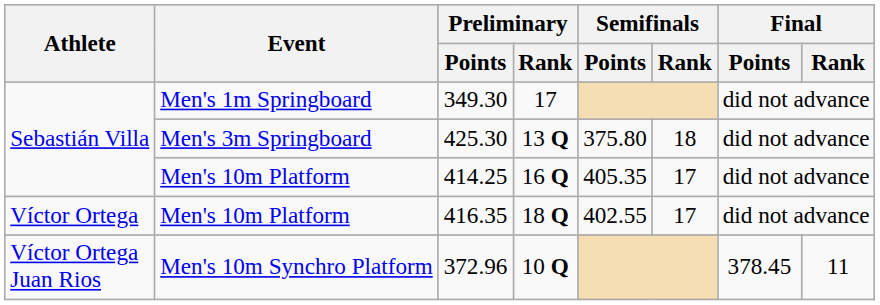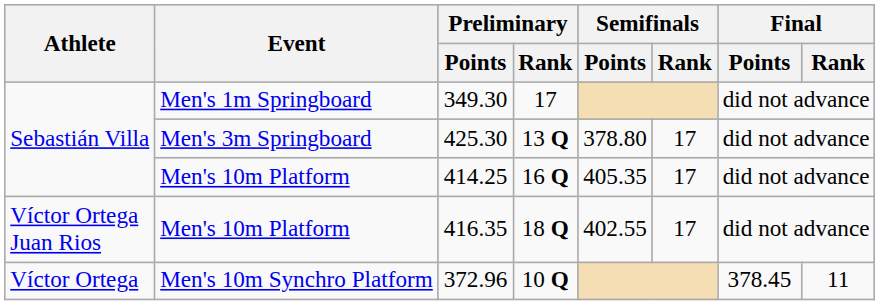(615, 138) 375.80 -> (615, 138) 378.80
(685, 138) 18 -> (685, 138) 17
(74, 215) Víctor Ortega -> (74, 228) Víctor Ortega Juan Rios
(74, 267) Víctor Ortega Juan Rios -> (74, 280) Víctor Ortega
